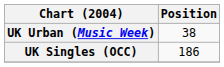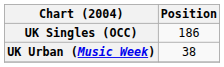rows swapped: (81, 52) <-> (81, 33)
